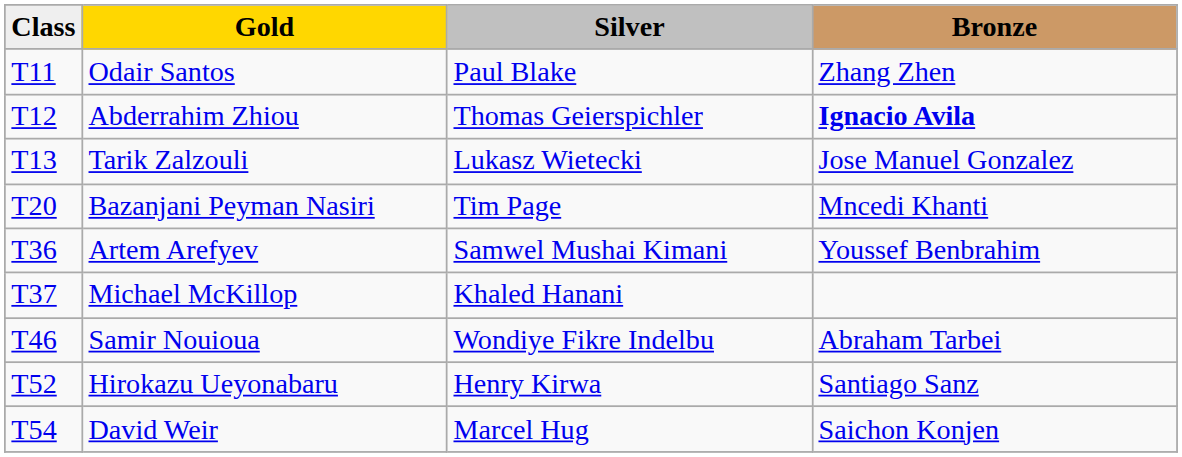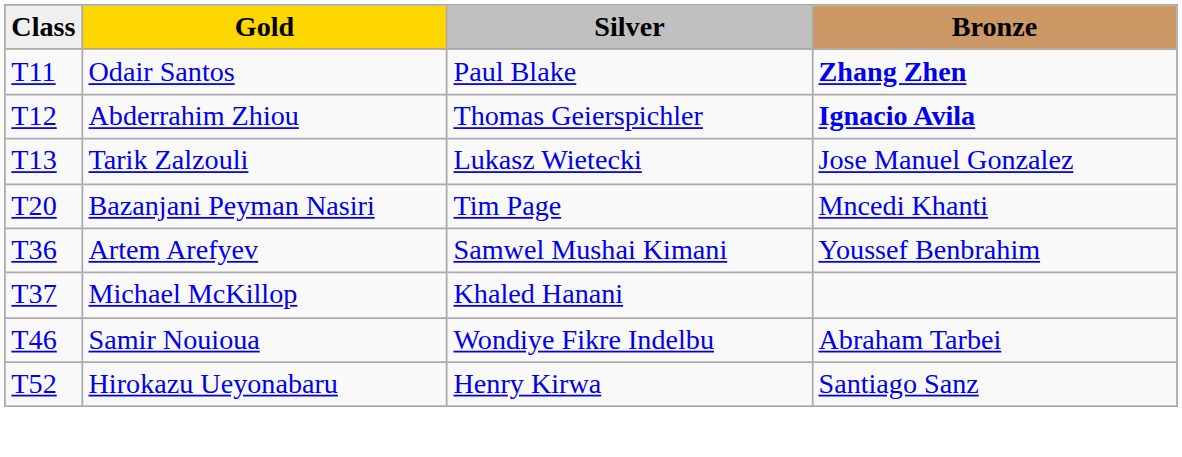(887, 71) normal -> (892, 71) bold
- row: (153, 428)
